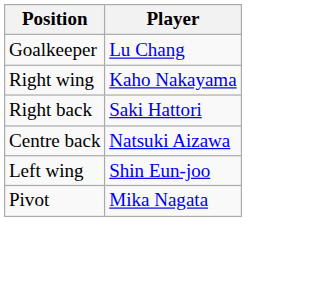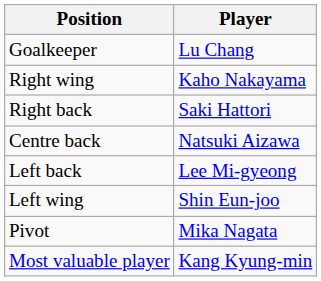+ row: (45, 170)
+ row: (89, 261)
